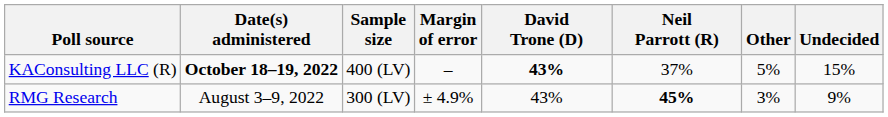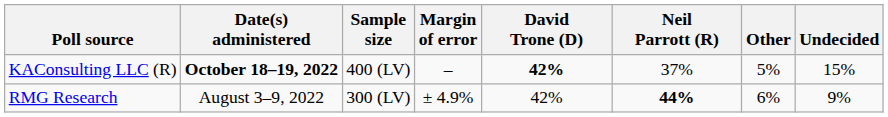(547, 69) 43% -> (547, 69) 42%
(547, 98) 43% -> (547, 98) 42%
(677, 98) 45% -> (677, 98) 44%
(768, 98) 3% -> (768, 98) 6%
